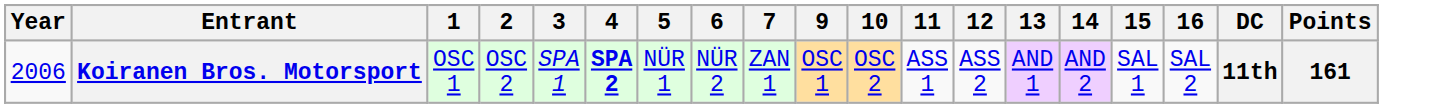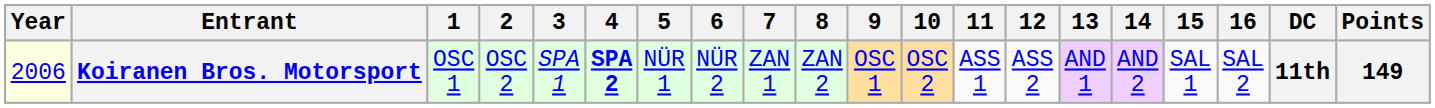+ column: (822, 23)
(38, 72) no background -> (38, 72) lightyellow background
(1330, 72) 161 -> (1383, 72) 149
